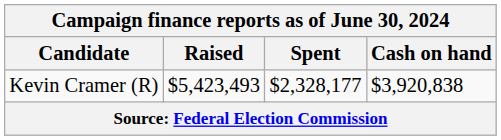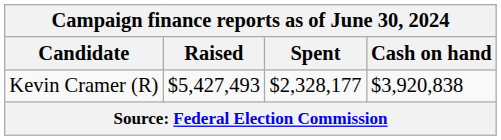(214, 85) $5,423,493 -> (214, 85) $5,427,493
